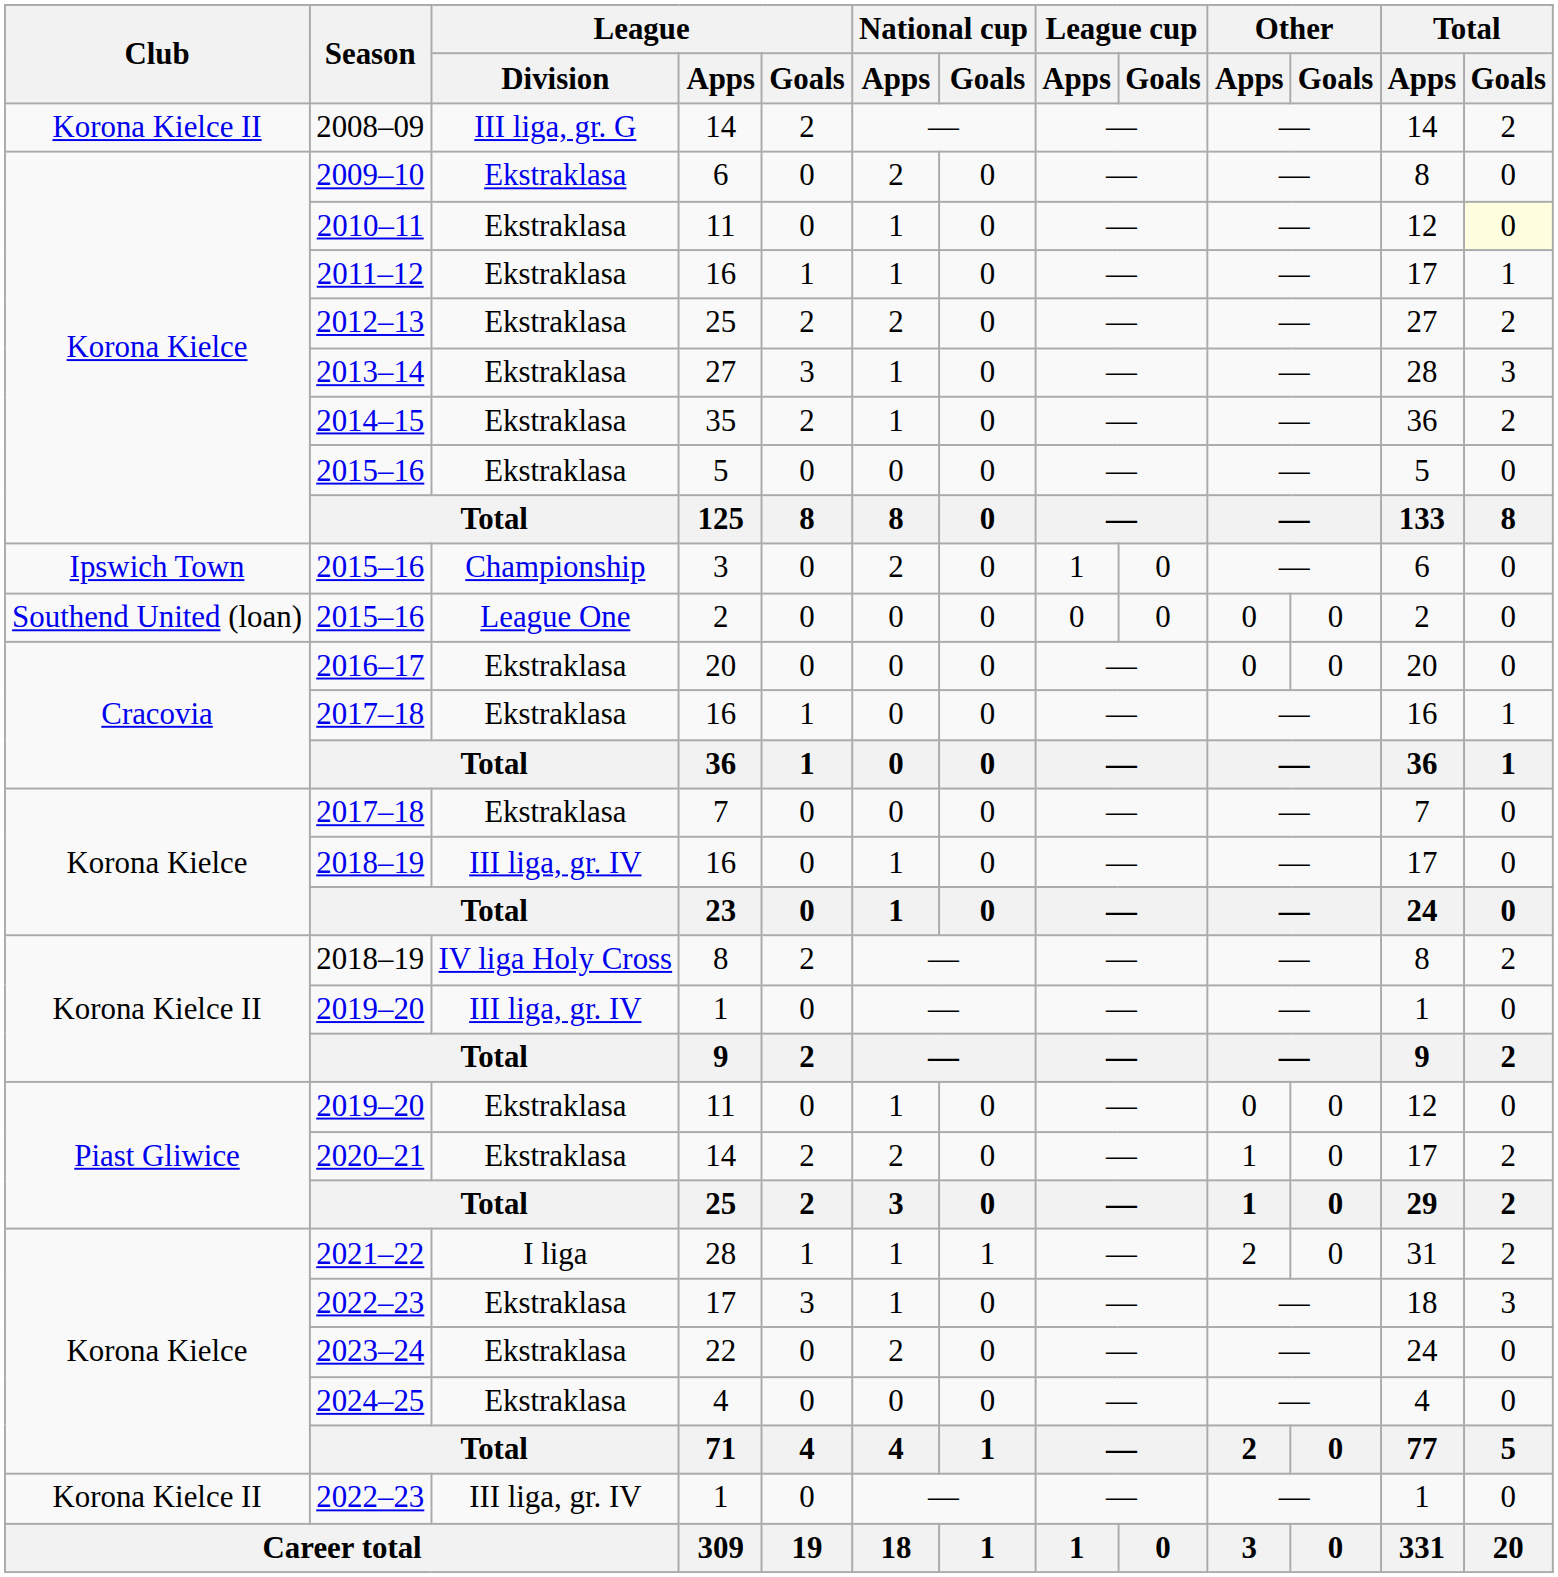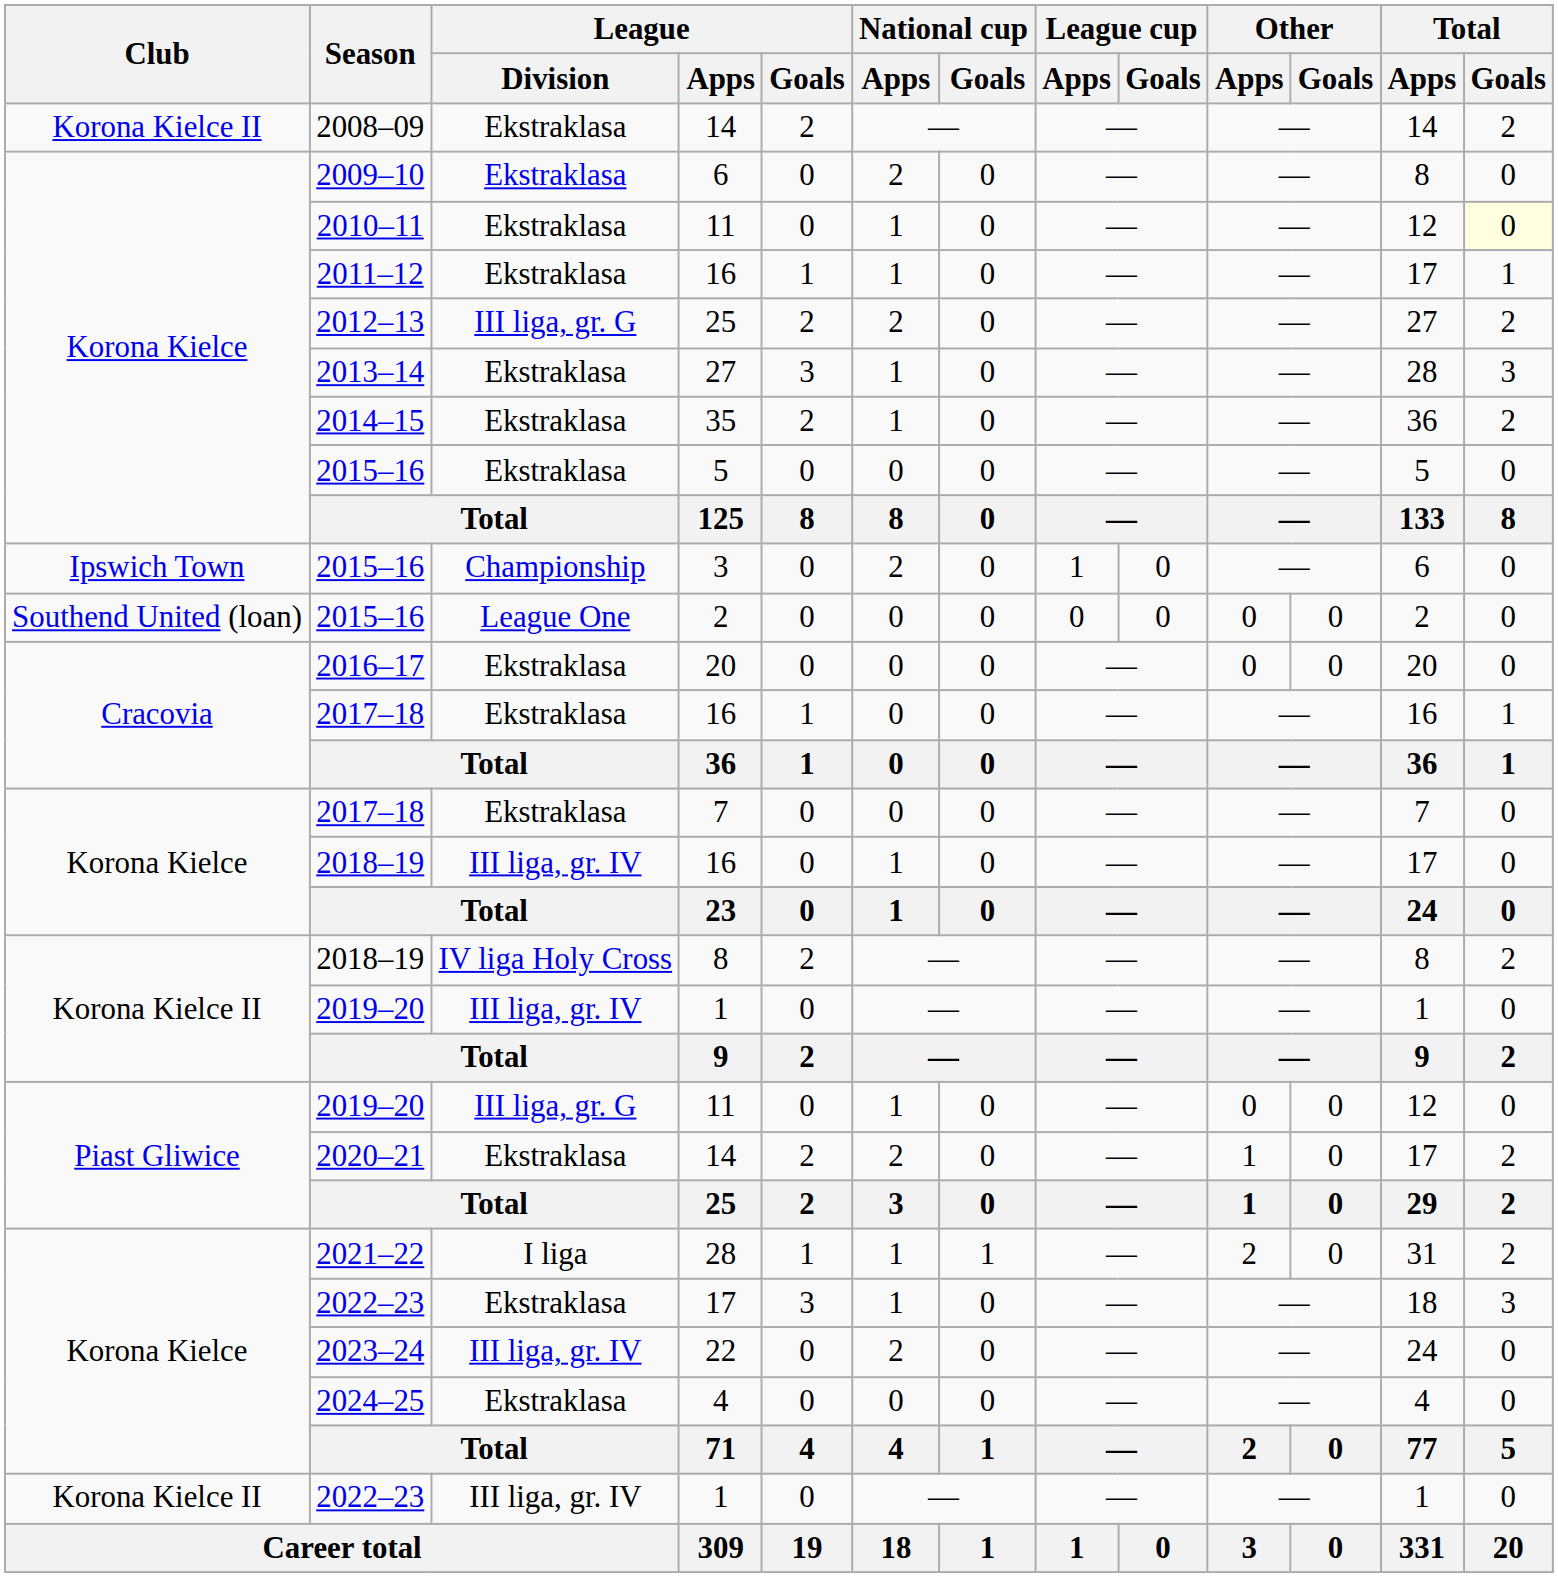(555, 126) III liga, gr. G -> (555, 126) Ekstraklasa
(555, 322) Ekstraklasa -> (555, 322) III liga, gr. G
(555, 1106) Ekstraklasa -> (555, 1106) III liga, gr. G
(555, 1351) Ekstraklasa -> (555, 1351) III liga, gr. IV
